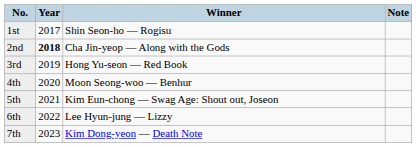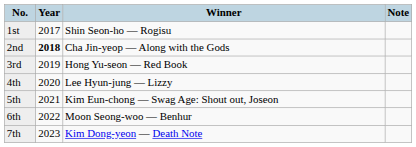(128, 82) Moon Seong-woo — Benhur -> (119, 82) Lee Hyun-jung — Lizzy
(119, 116) Lee Hyun-jung — Lizzy -> (128, 116) Moon Seong-woo — Benhur
